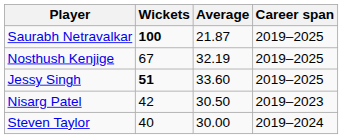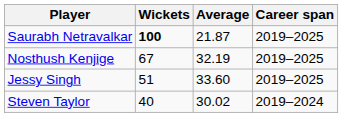(146, 79) bold -> (146, 79) normal
- row: (45, 101)
(213, 123) 30.00 -> (213, 101) 30.02
